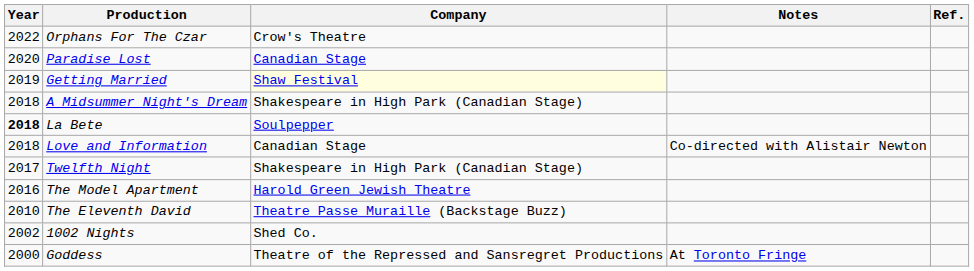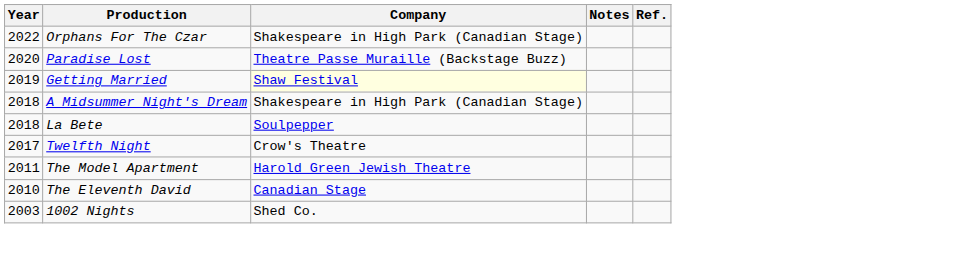(310, 37) Crow's Theatre -> (418, 37) Shakespeare in High Park (Canadian Stage)
(310, 59) Canadian Stage -> (410, 59) Theatre Passe Muraille (Backstage Buzz)
(24, 125) bold -> (24, 125) normal
- row: (127, 146)
(418, 168) Shakespeare in High Park (Canadian Stage) -> (310, 146) Crow's Theatre
(24, 190) 2016 -> (24, 168) 2011
(410, 212) Theatre Passe Muraille (Backstage Buzz) -> (310, 190) Canadian Stage
(24, 234) 2002 -> (24, 212) 2003
- row: (74, 255)
